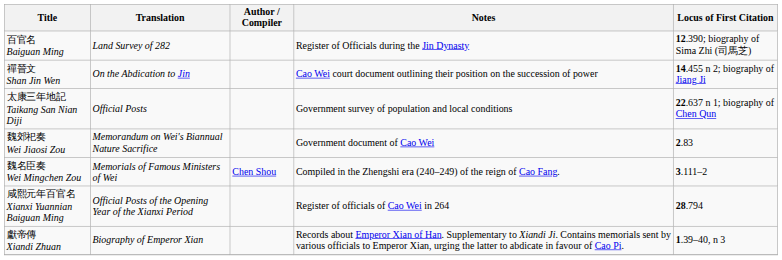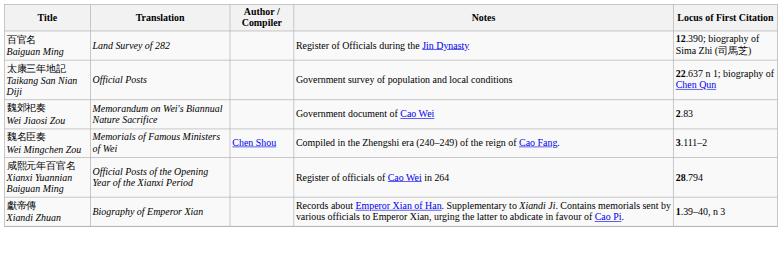- row: (33, 74)
